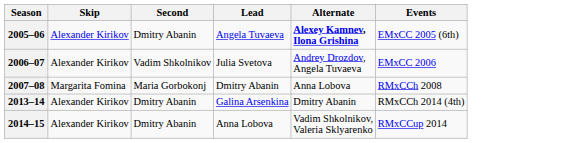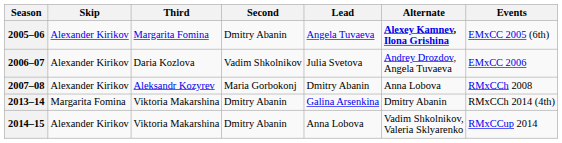+ column: (176, 12)
(88, 85) Margarita Fomina -> (90, 85) Alexander Kirikov
(90, 102) Alexander Kirikov -> (88, 102) Margarita Fomina
